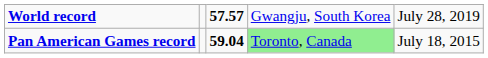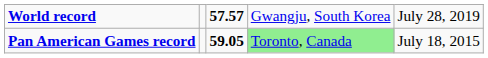(227, 40) 59.04 -> (227, 40) 59.05
